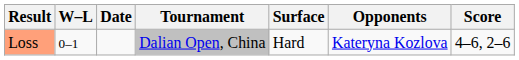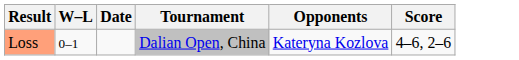- column: (299, 17)
